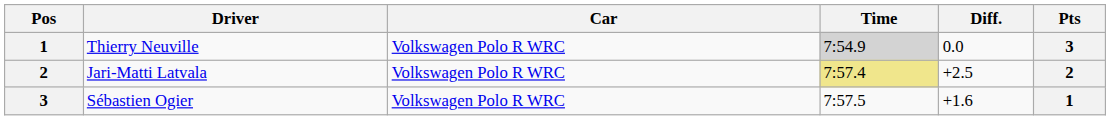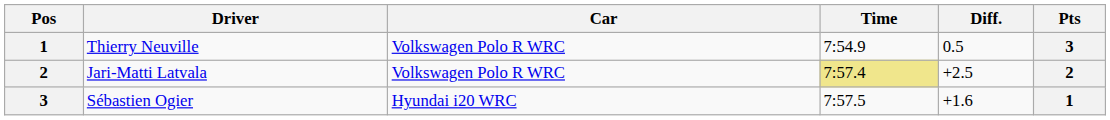(845, 46) lightgrey background -> (845, 46) no background
(953, 46) 0.0 -> (953, 46) 0.5
(478, 101) Volkswagen Polo R WRC -> (454, 101) Hyundai i20 WRC
